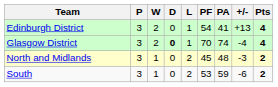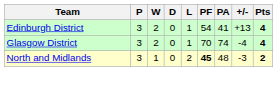(173, 43) bold -> (173, 43) normal
(206, 58) normal -> (206, 58) bold
- row: (19, 74)
